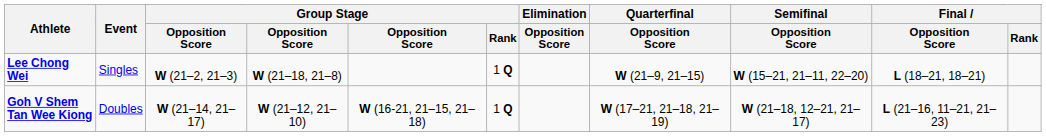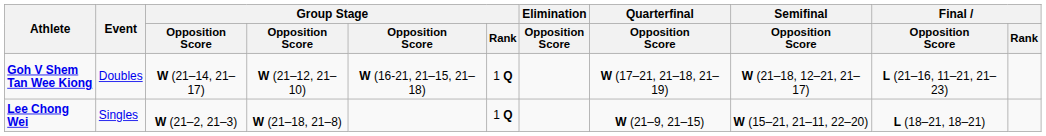rows swapped: (38, 70) <-> (50, 109)
